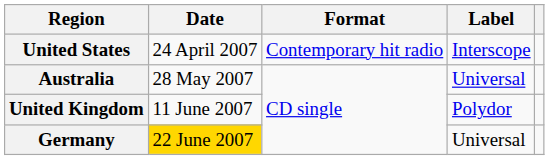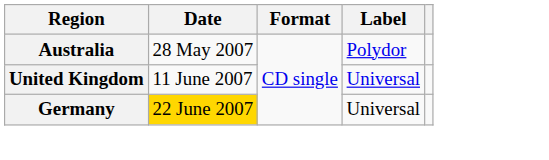- row: (76, 49)
(489, 79) Universal -> (377, 49) Polydor
(482, 109) Polydor -> (383, 79) Universal
